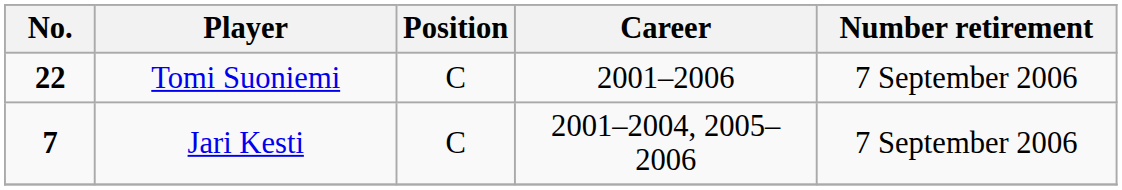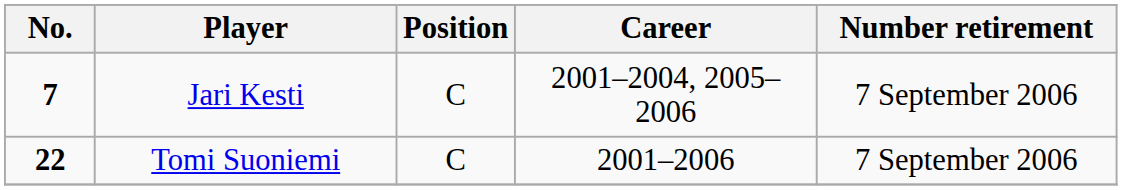rows swapped: (246, 142) <-> (246, 77)
